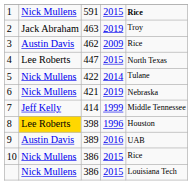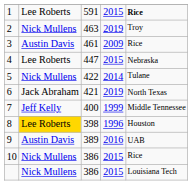(49, 12) Nick Mullens -> (46, 12) Lee Roberts
(50, 28) Jack Abraham -> (49, 28) Nick Mullens
(91, 44) 462 -> (91, 44) 461
(147, 60) North Texas -> (143, 60) Nebraska
(49, 92) Nick Mullens -> (50, 92) Jack Abraham
(143, 92) Nebraska -> (147, 92) North Texas
(91, 108) 414 -> (91, 108) 400
